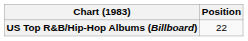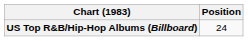(221, 28) 22 -> (221, 28) 24
